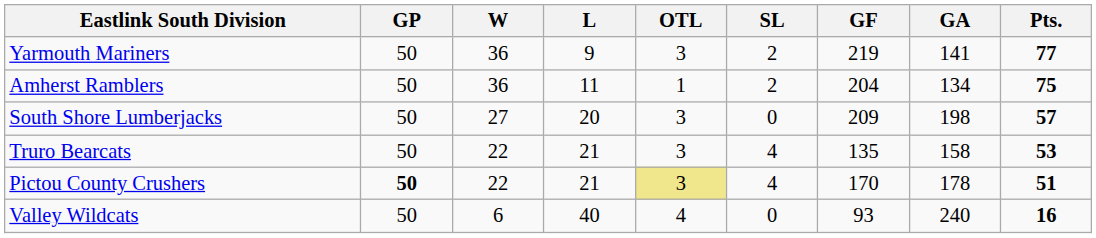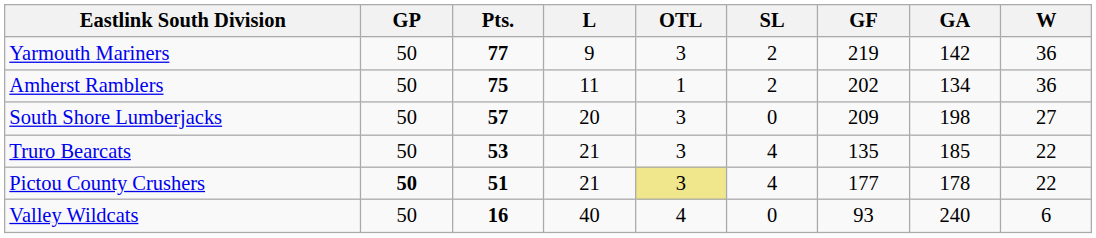columns swapped: (498, 20) <-> (1046, 20)
(955, 53) 141 -> (955, 53) 142
(863, 85) 204 -> (863, 85) 202
(955, 150) 158 -> (955, 150) 185
(863, 183) 170 -> (863, 183) 177
